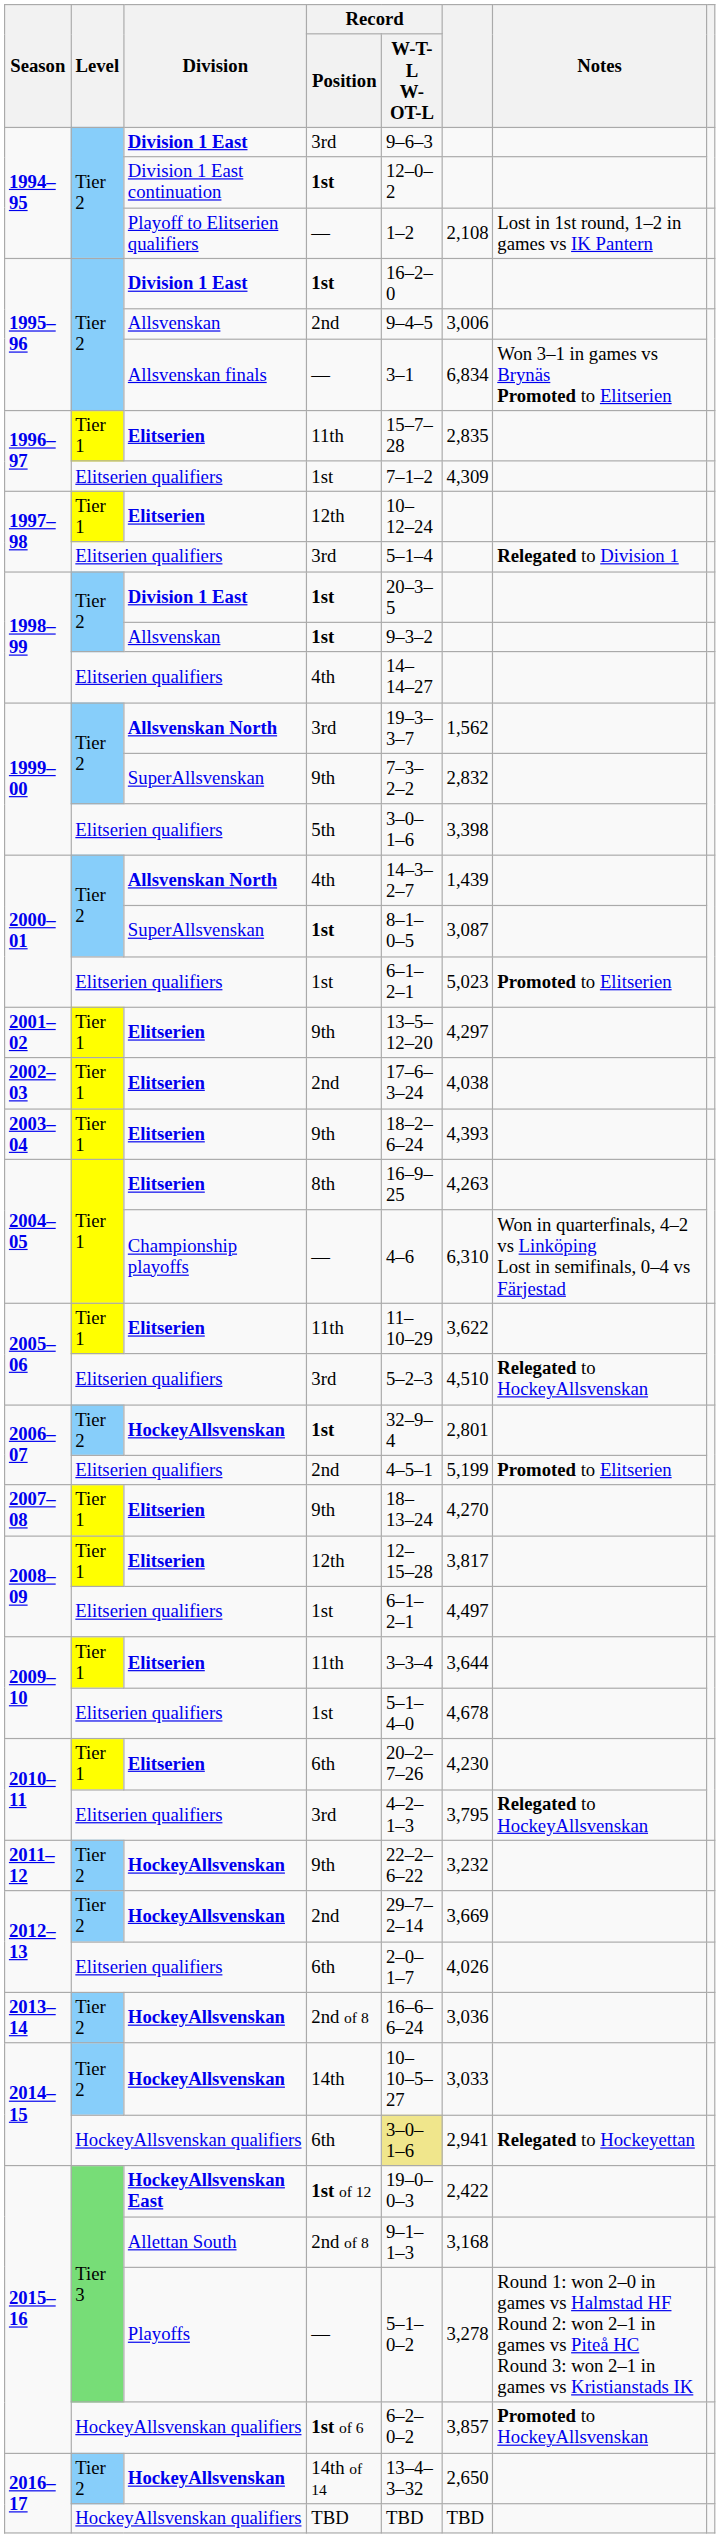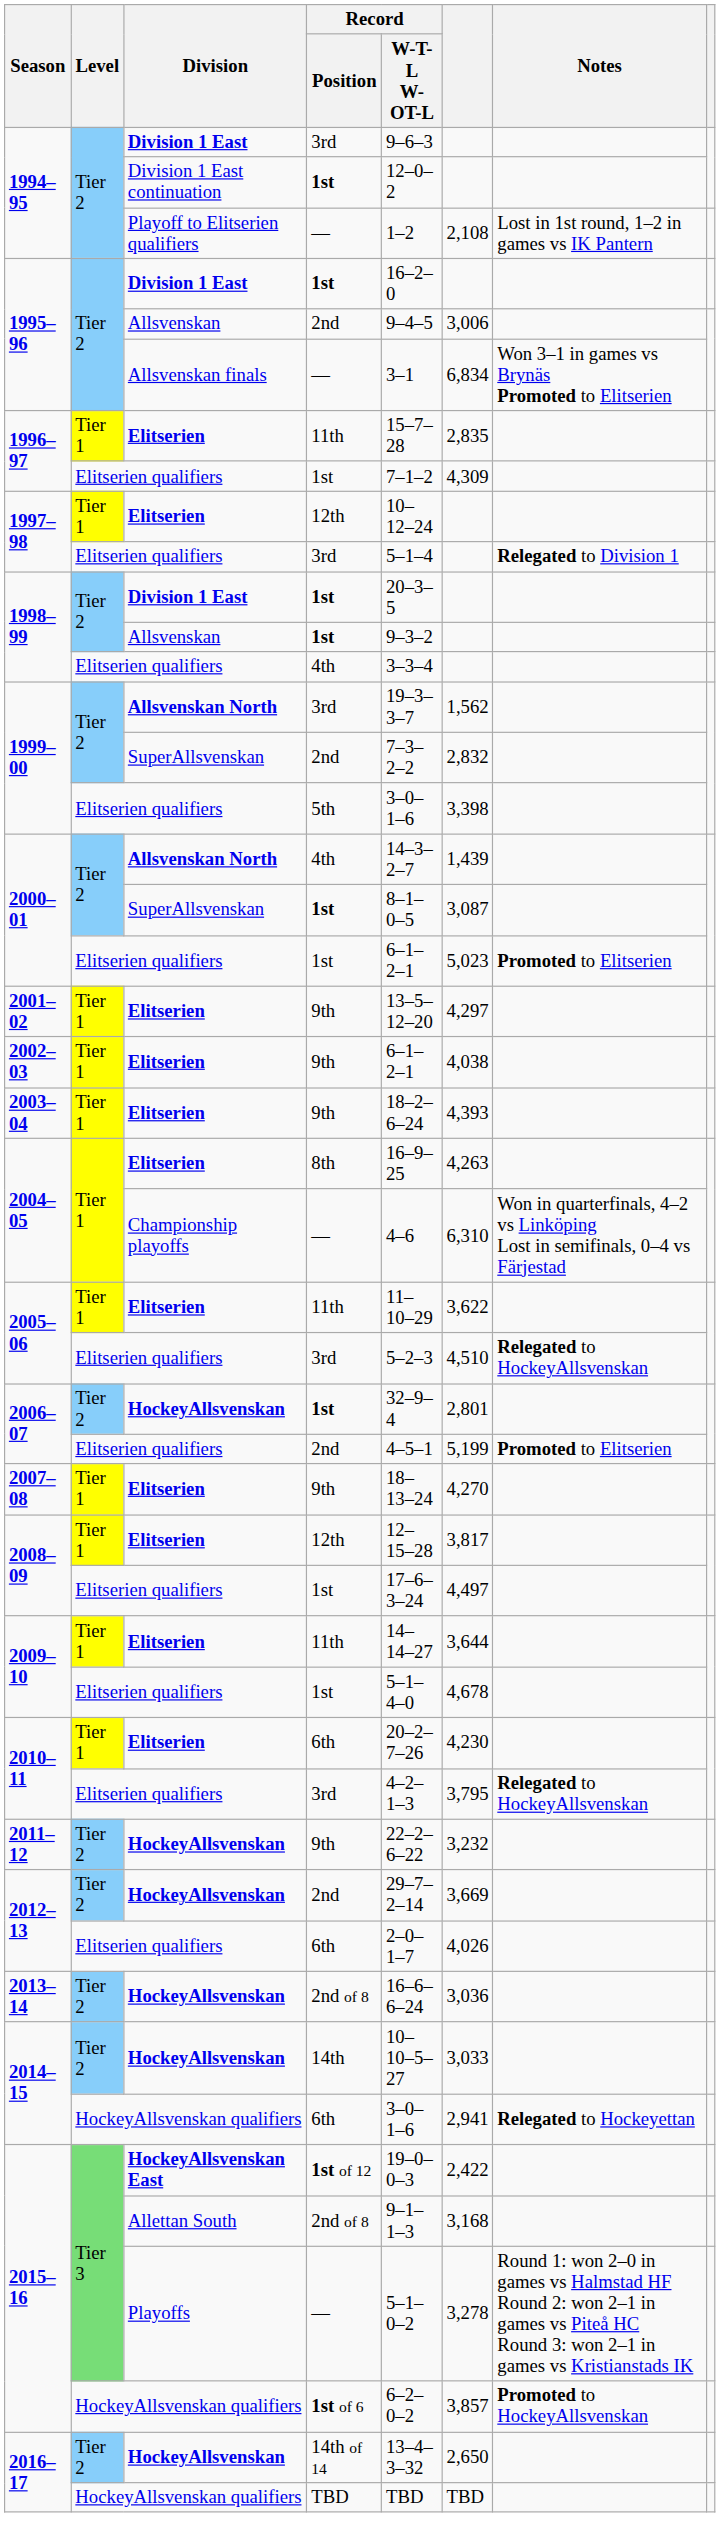(409, 677) 14–14–27 -> (409, 666) 3–3–4
(323, 778) 9th -> (325, 757) 2nd
(325, 1083) 2nd -> (323, 1062) 9th
(409, 1083) 17–6–3–24 -> (405, 1062) 6–1–2–1
(405, 1611) 6–1–2–1 -> (409, 1590) 17–6–3–24
(409, 1662) 3–3–4 -> (409, 1641) 14–14–27
(405, 2140) khaki background -> (405, 2119) no background
